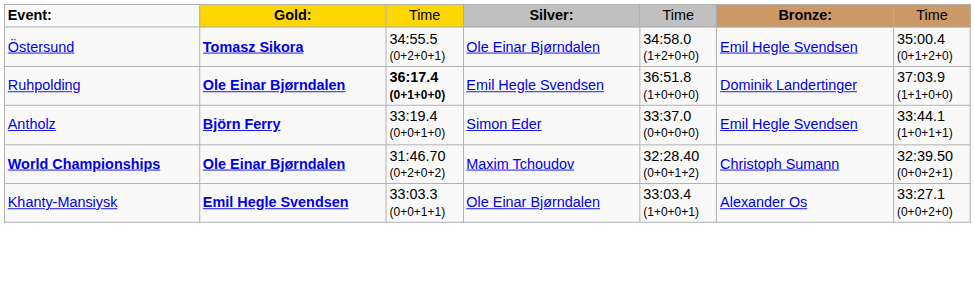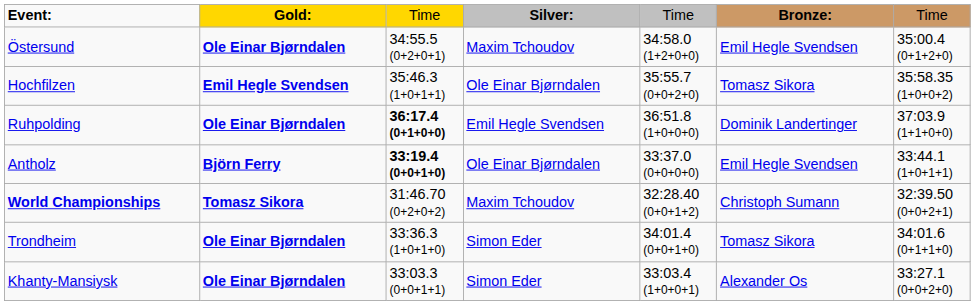(253, 46) Tomasz Sikora -> (274, 46) Ole Einar Bjørndalen
(533, 46) Ole Einar Bjørndalen -> (520, 46) Maxim Tchoudov
+ row: (41, 85)
(417, 124) normal -> (417, 163) bold
(504, 124) Simon Eder -> (533, 163) Ole Einar Bjørndalen
(274, 163) Ole Einar Bjørndalen -> (253, 203) Tomasz Sikora
+ row: (42, 242)
(276, 203) Emil Hegle Svendsen -> (274, 281) Ole Einar Bjørndalen
(533, 203) Ole Einar Bjørndalen -> (504, 281) Simon Eder
